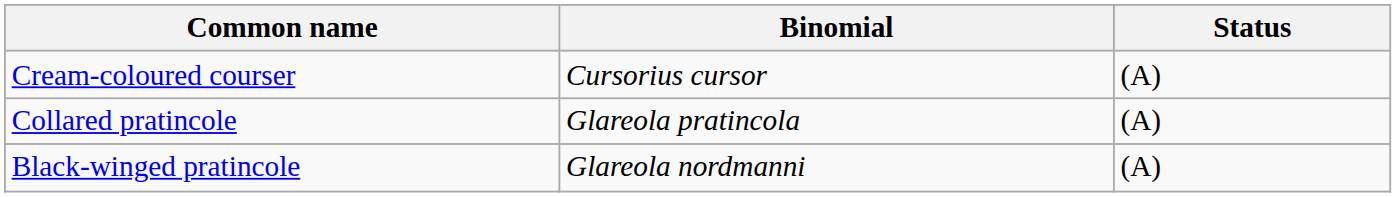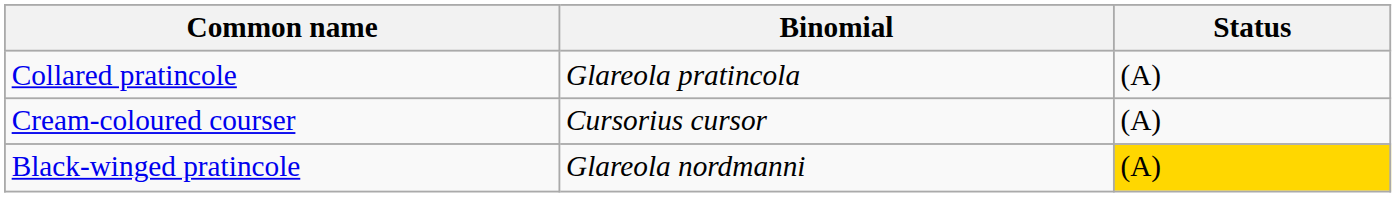rows swapped: (154, 74) <-> (124, 120)
(1141, 167) no background -> (1141, 167) gold background
